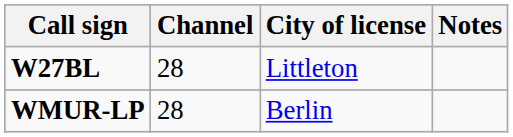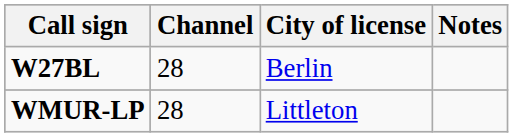(312, 68) Littleton -> (299, 68) Berlin
(299, 110) Berlin -> (312, 110) Littleton
